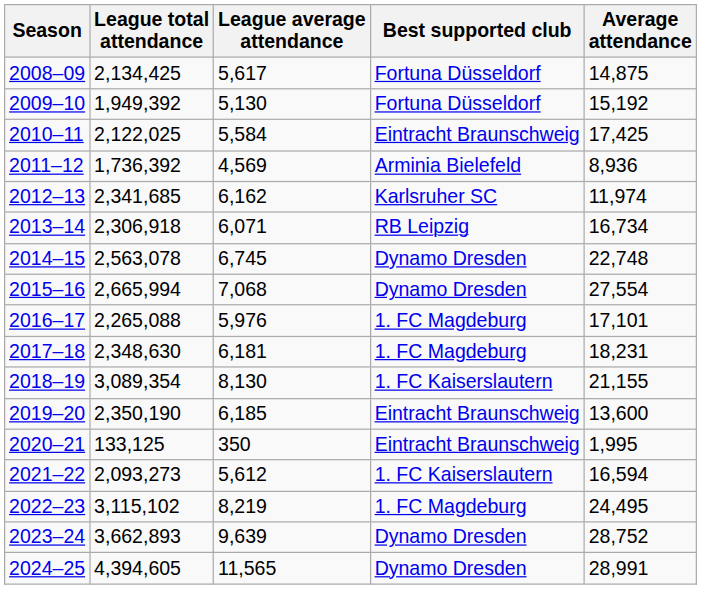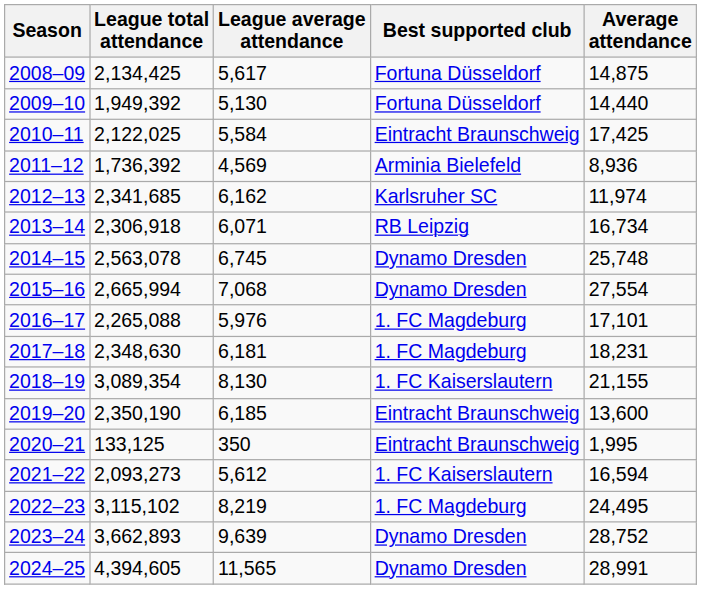(619, 103) 15,192 -> (619, 103) 14,440
(619, 258) 22,748 -> (619, 258) 25,748
